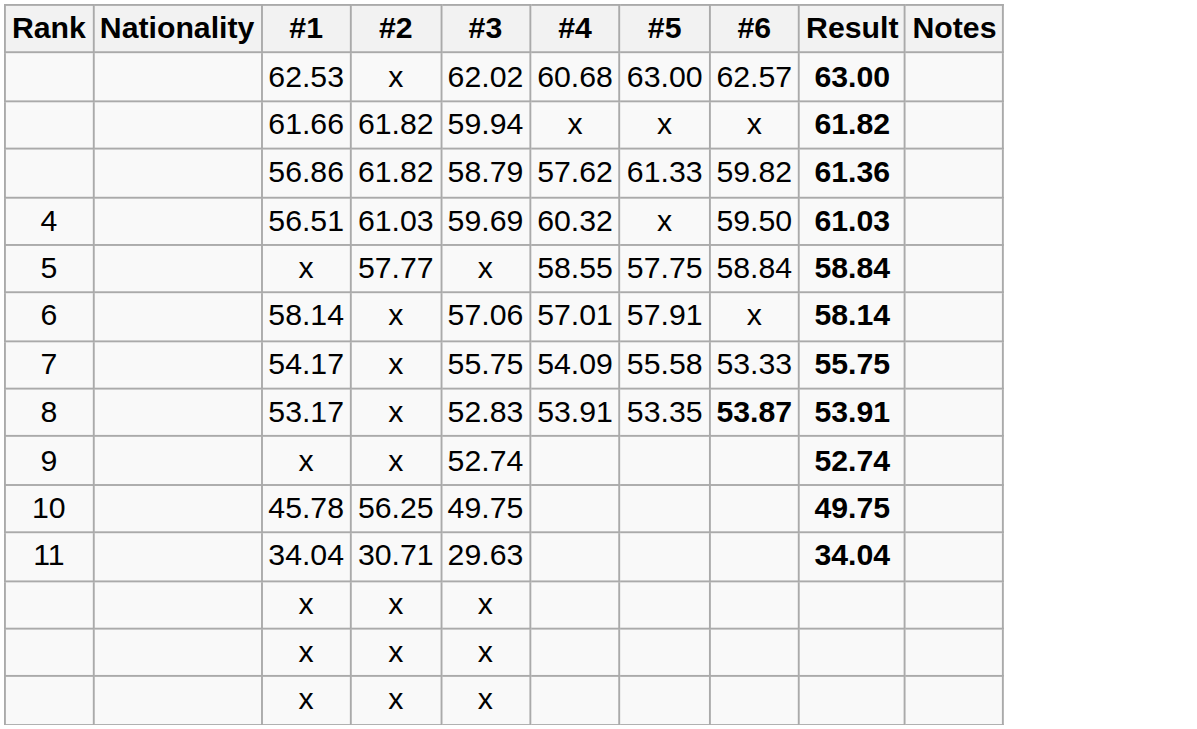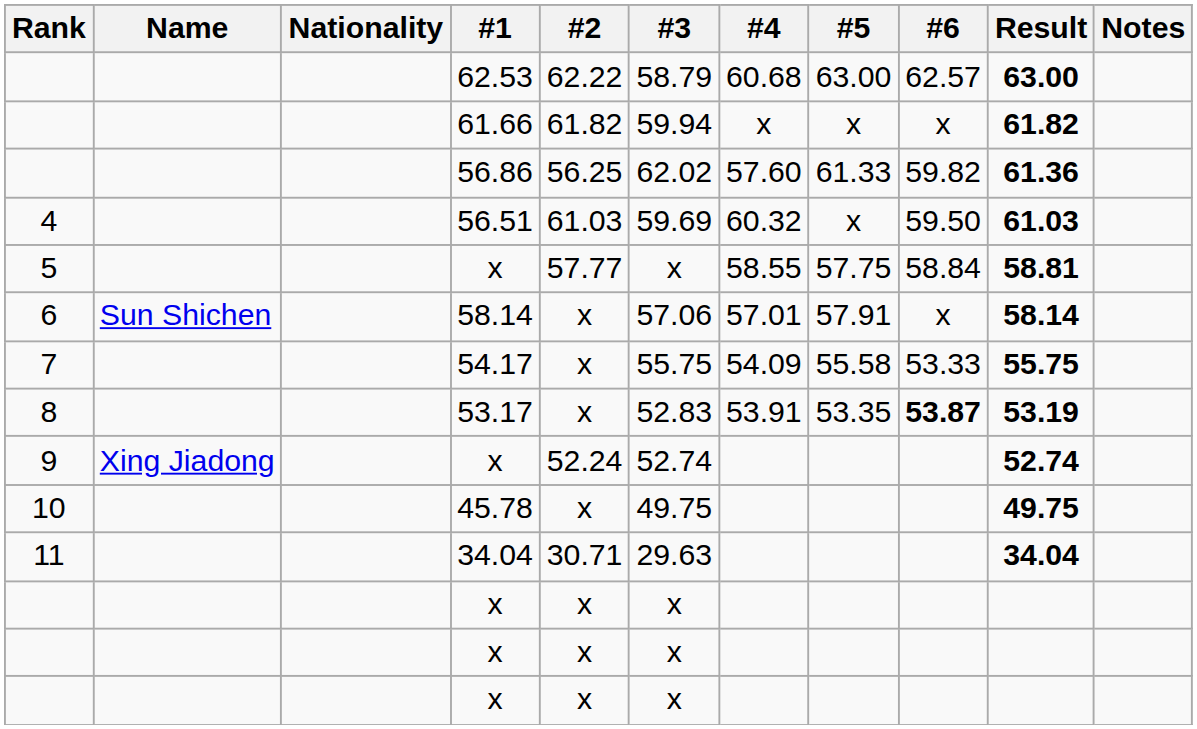+ column: (187, 28)
(396, 76) x -> (585, 76) 62.22
(485, 76) 62.02 -> (674, 76) 58.79
(396, 172) 61.82 -> (585, 172) 56.25
(485, 172) 58.79 -> (674, 172) 62.02
(575, 172) 57.62 -> (764, 172) 57.60
(852, 268) 58.84 -> (1041, 268) 58.81
(852, 412) 53.91 -> (1041, 412) 53.19
(396, 460) x -> (585, 460) 52.24
(396, 508) 56.25 -> (585, 508) x
